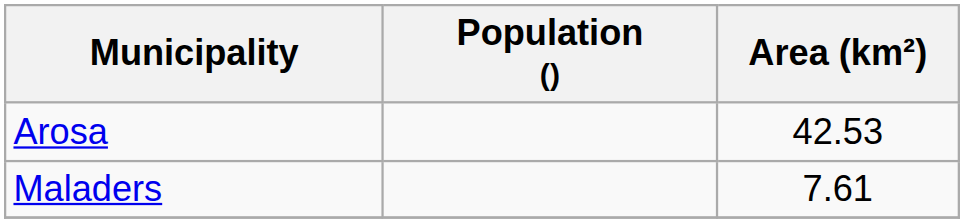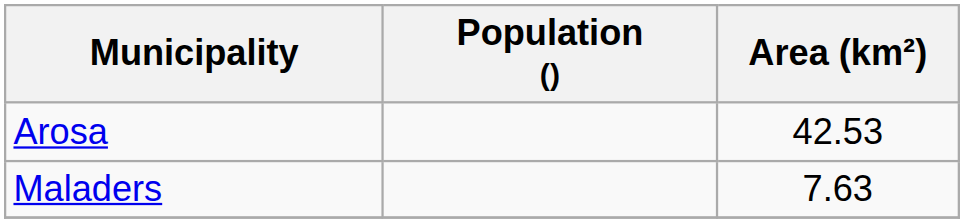(838, 188) 7.61 -> (838, 188) 7.63
